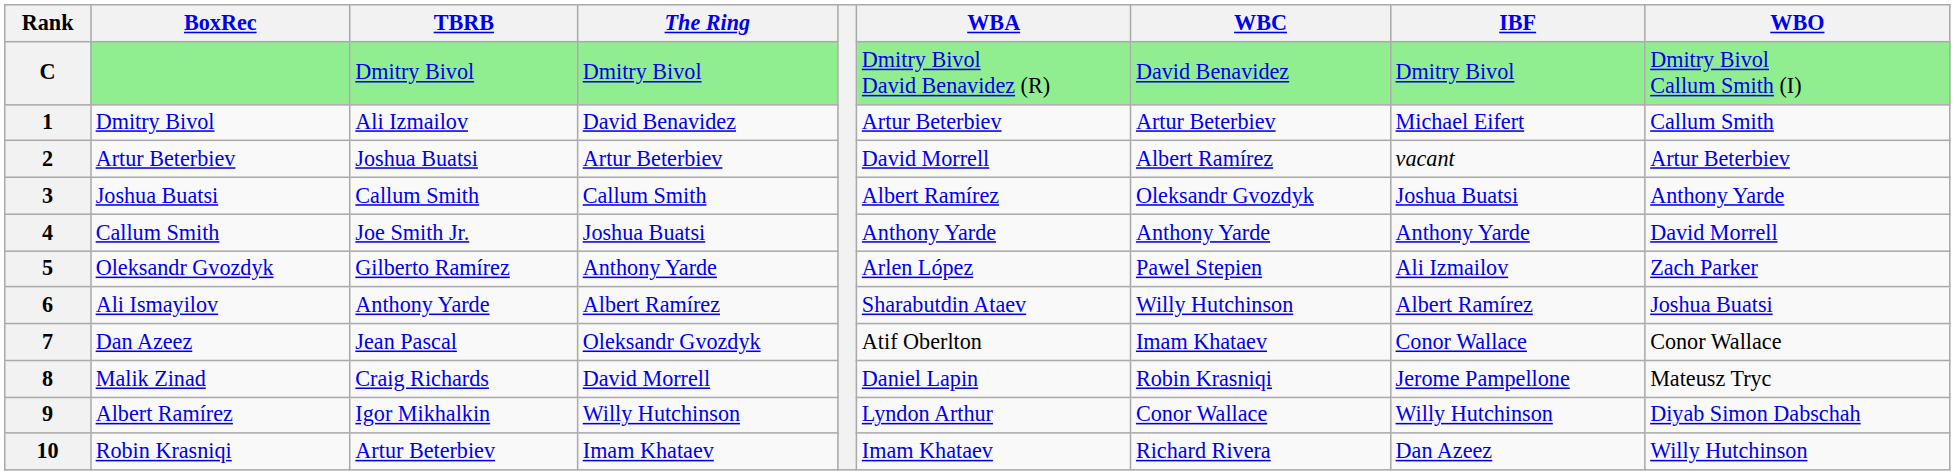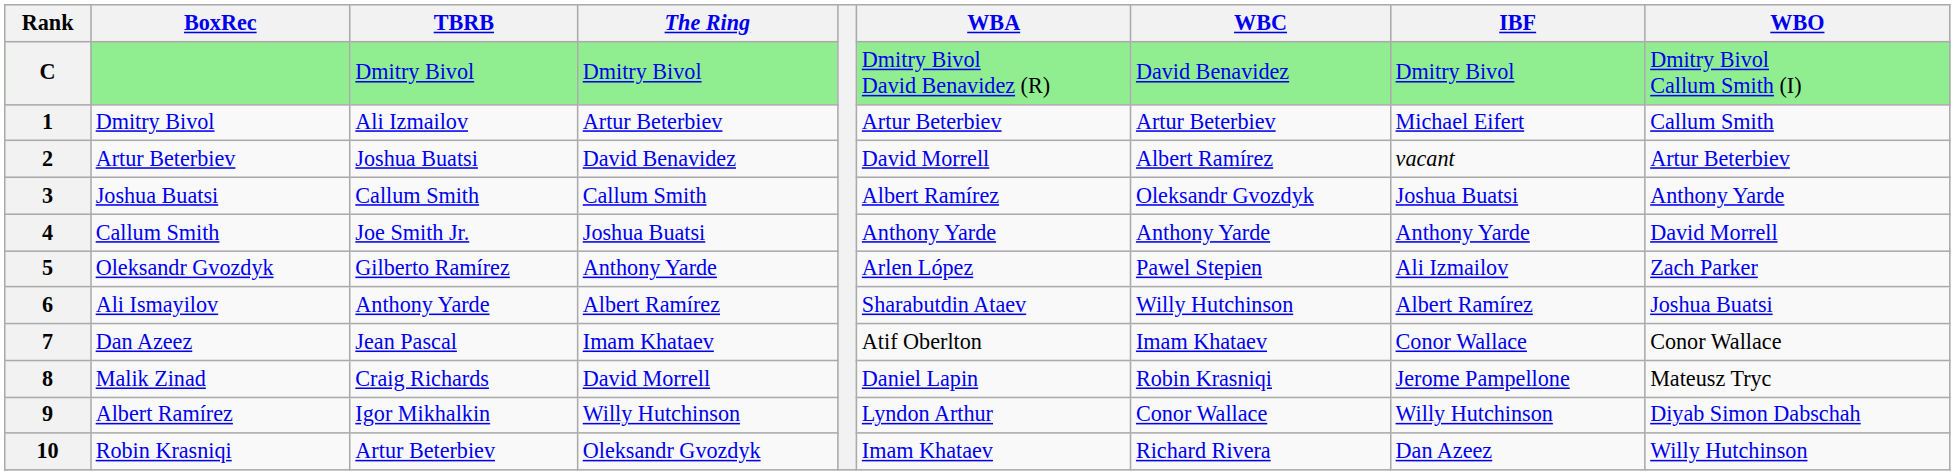(659, 122) David Benavidez -> (653, 122) Artur Beterbiev
(653, 159) Artur Beterbiev -> (659, 159) David Benavidez
(672, 341) Oleksandr Gvozdyk -> (648, 341) Imam Khataev
(648, 451) Imam Khataev -> (672, 451) Oleksandr Gvozdyk
